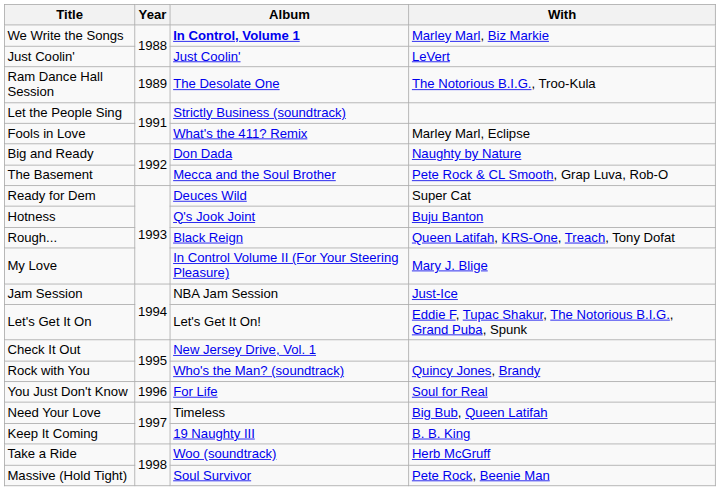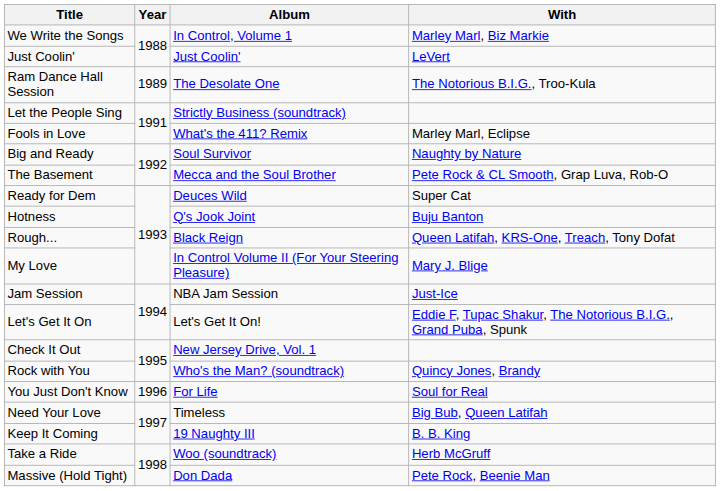(236, 35) bold -> (233, 35) normal
(203, 154) Don Dada -> (212, 154) Soul Survivor
(212, 475) Soul Survivor -> (203, 475) Don Dada
